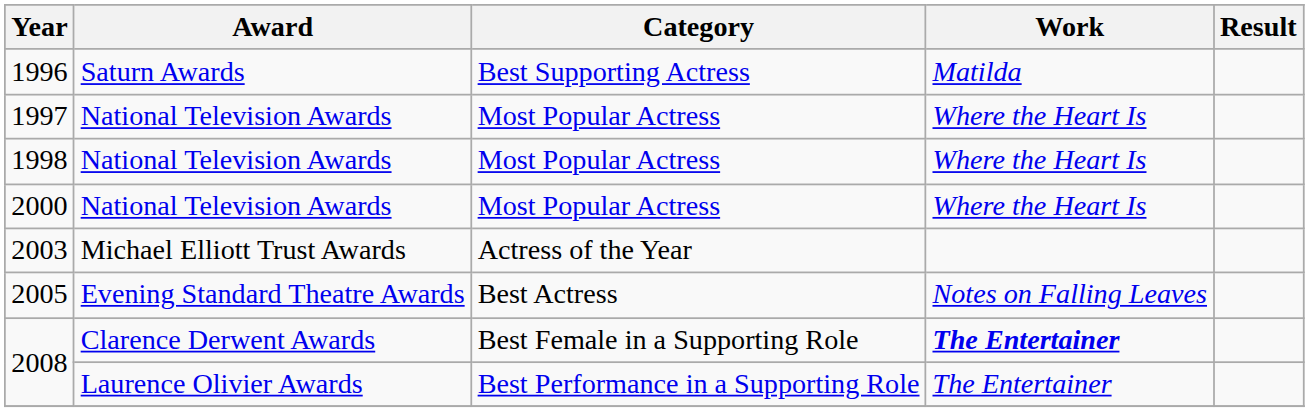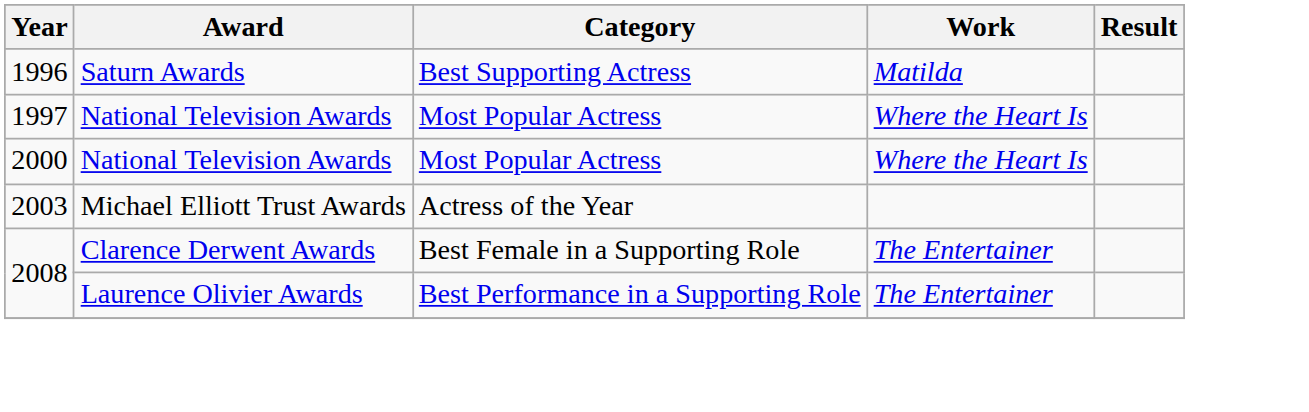- row: (40, 160)
- row: (40, 294)
(1026, 339) bold -> (963, 250) normal
